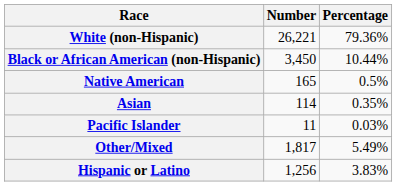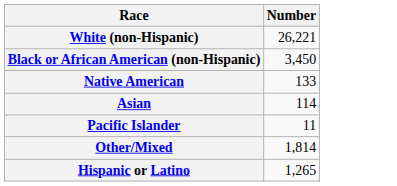- column: (355, 15)
(306, 81) 165 -> (306, 81) 133
(301, 147) 1,817 -> (301, 147) 1,814
(301, 170) 1,256 -> (301, 170) 1,265
